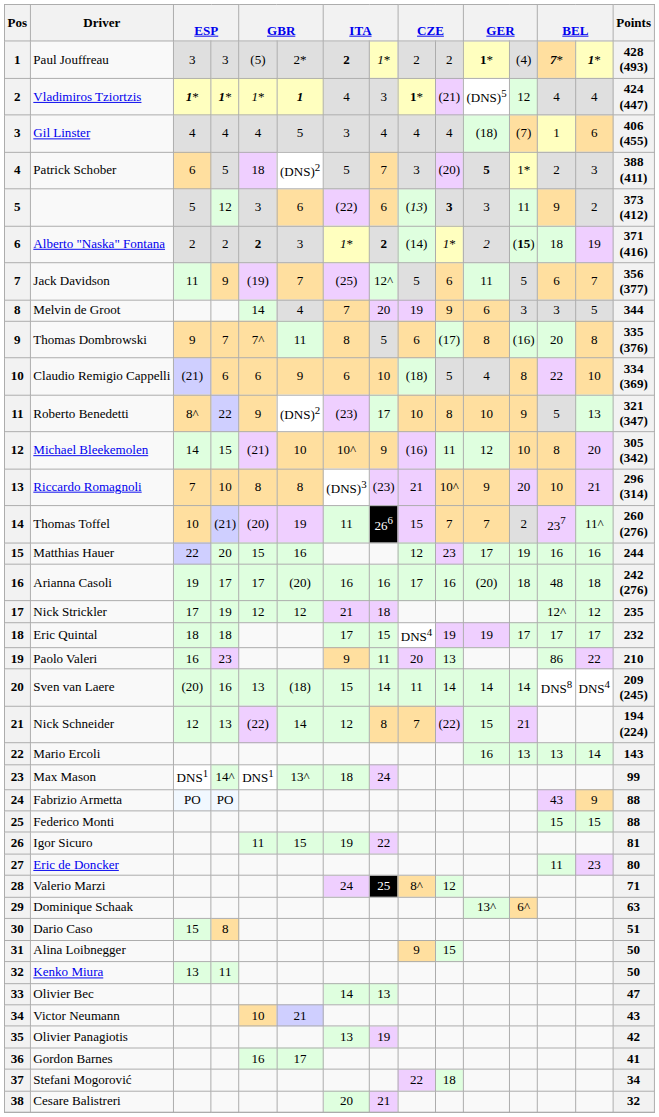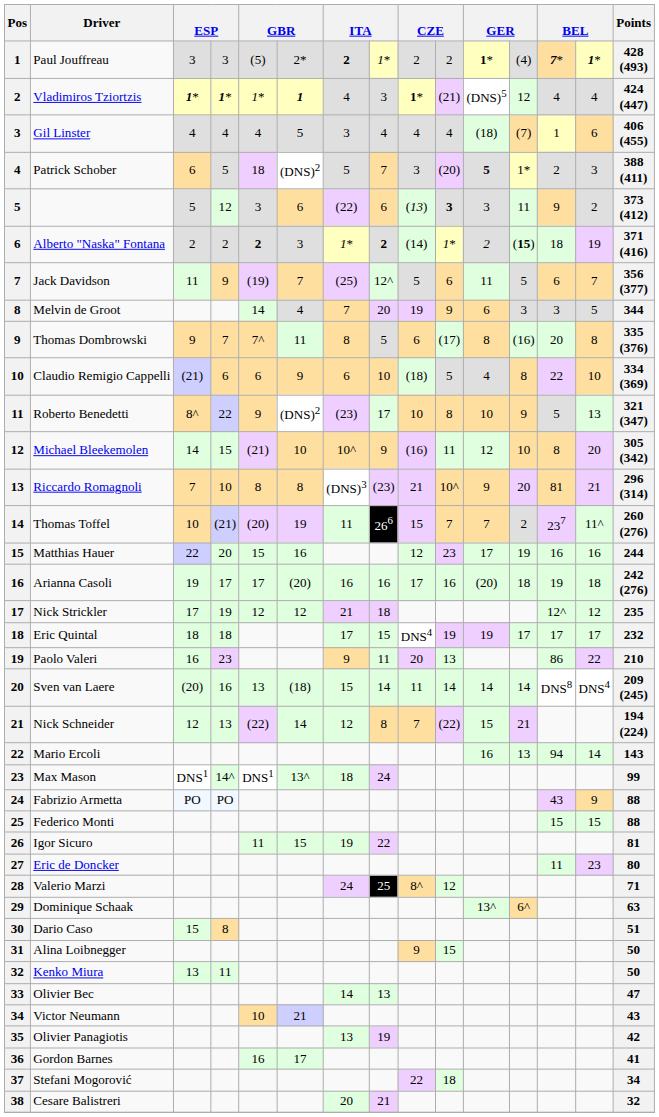(557, 486) 10 -> (557, 486) 81
(557, 582) 48 -> (557, 582) 19
(557, 753) 13 -> (557, 753) 94
